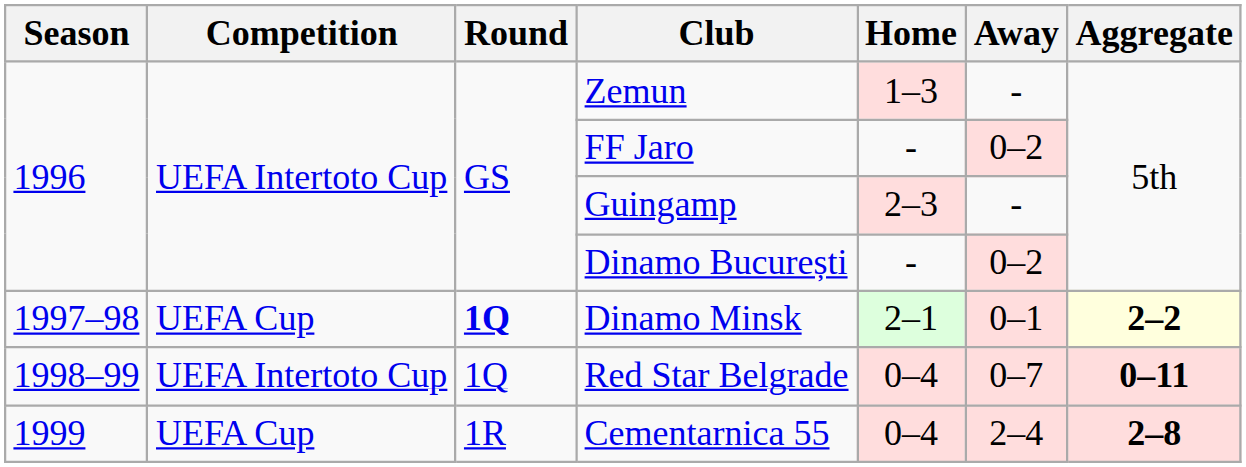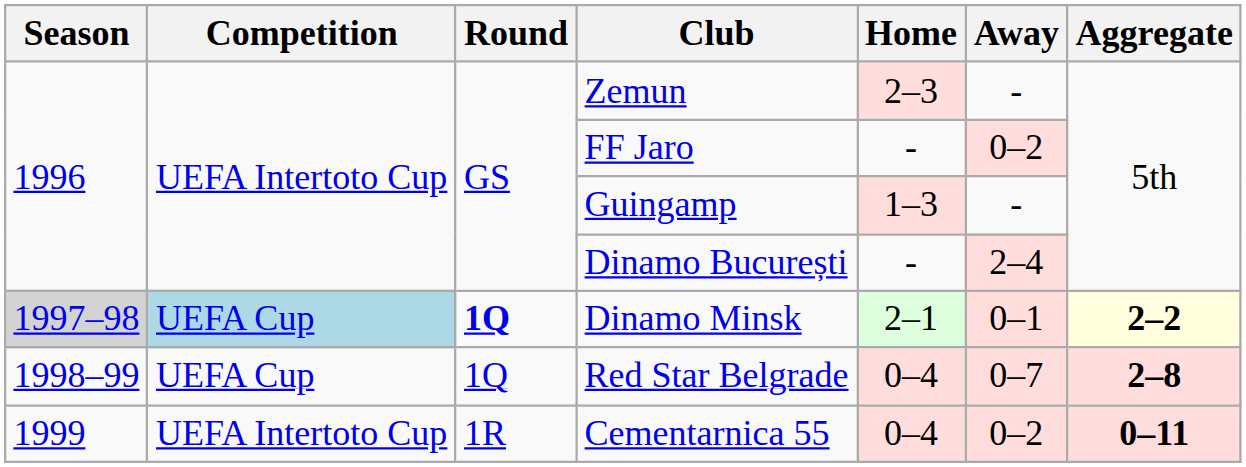(911, 90) 1–3 -> (911, 90) 2–3
(911, 204) 2–3 -> (911, 204) 1–3
(1016, 261) 0–2 -> (1016, 261) 2–4
(76, 318) no background -> (76, 318) lightgrey background
(235, 318) no background -> (235, 318) lightblue background
(302, 375) UEFA Intertoto Cup -> (235, 375) UEFA Cup
(1154, 375) 0–11 -> (1154, 375) 2–8
(235, 432) UEFA Cup -> (302, 432) UEFA Intertoto Cup
(1016, 432) 2–4 -> (1016, 432) 0–2
(1154, 432) 2–8 -> (1154, 432) 0–11
